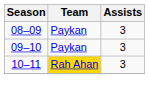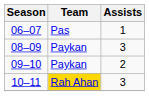+ row: (26, 30)
(123, 47) 3 -> (123, 64) 2
